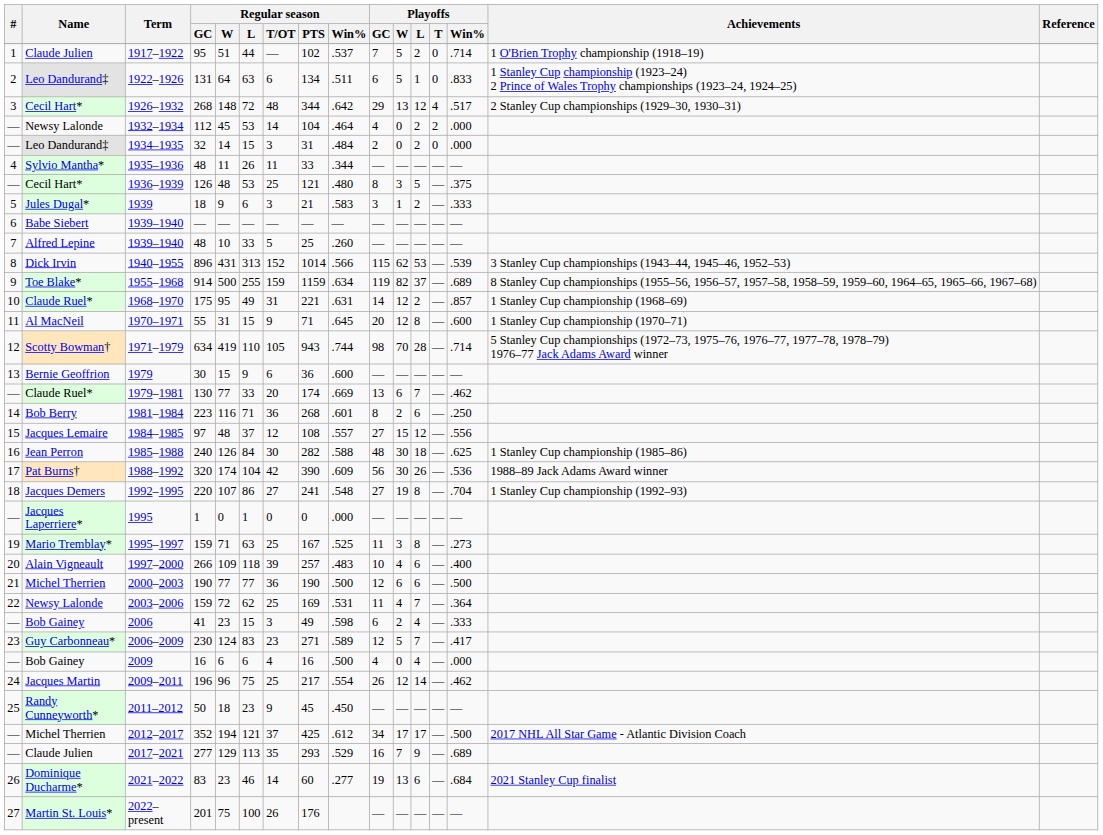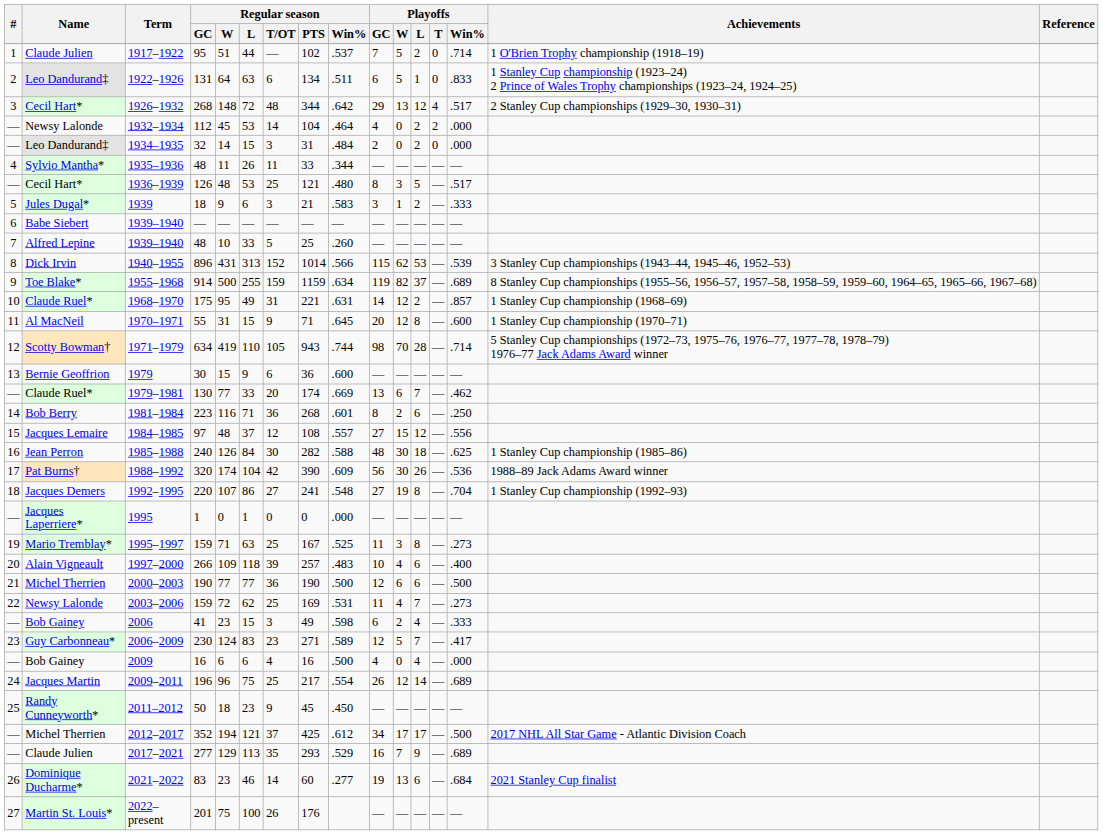(461, 184) .375 -> (461, 184) .517
(461, 602) .364 -> (461, 602) .273
(461, 681) .462 -> (461, 681) .689
